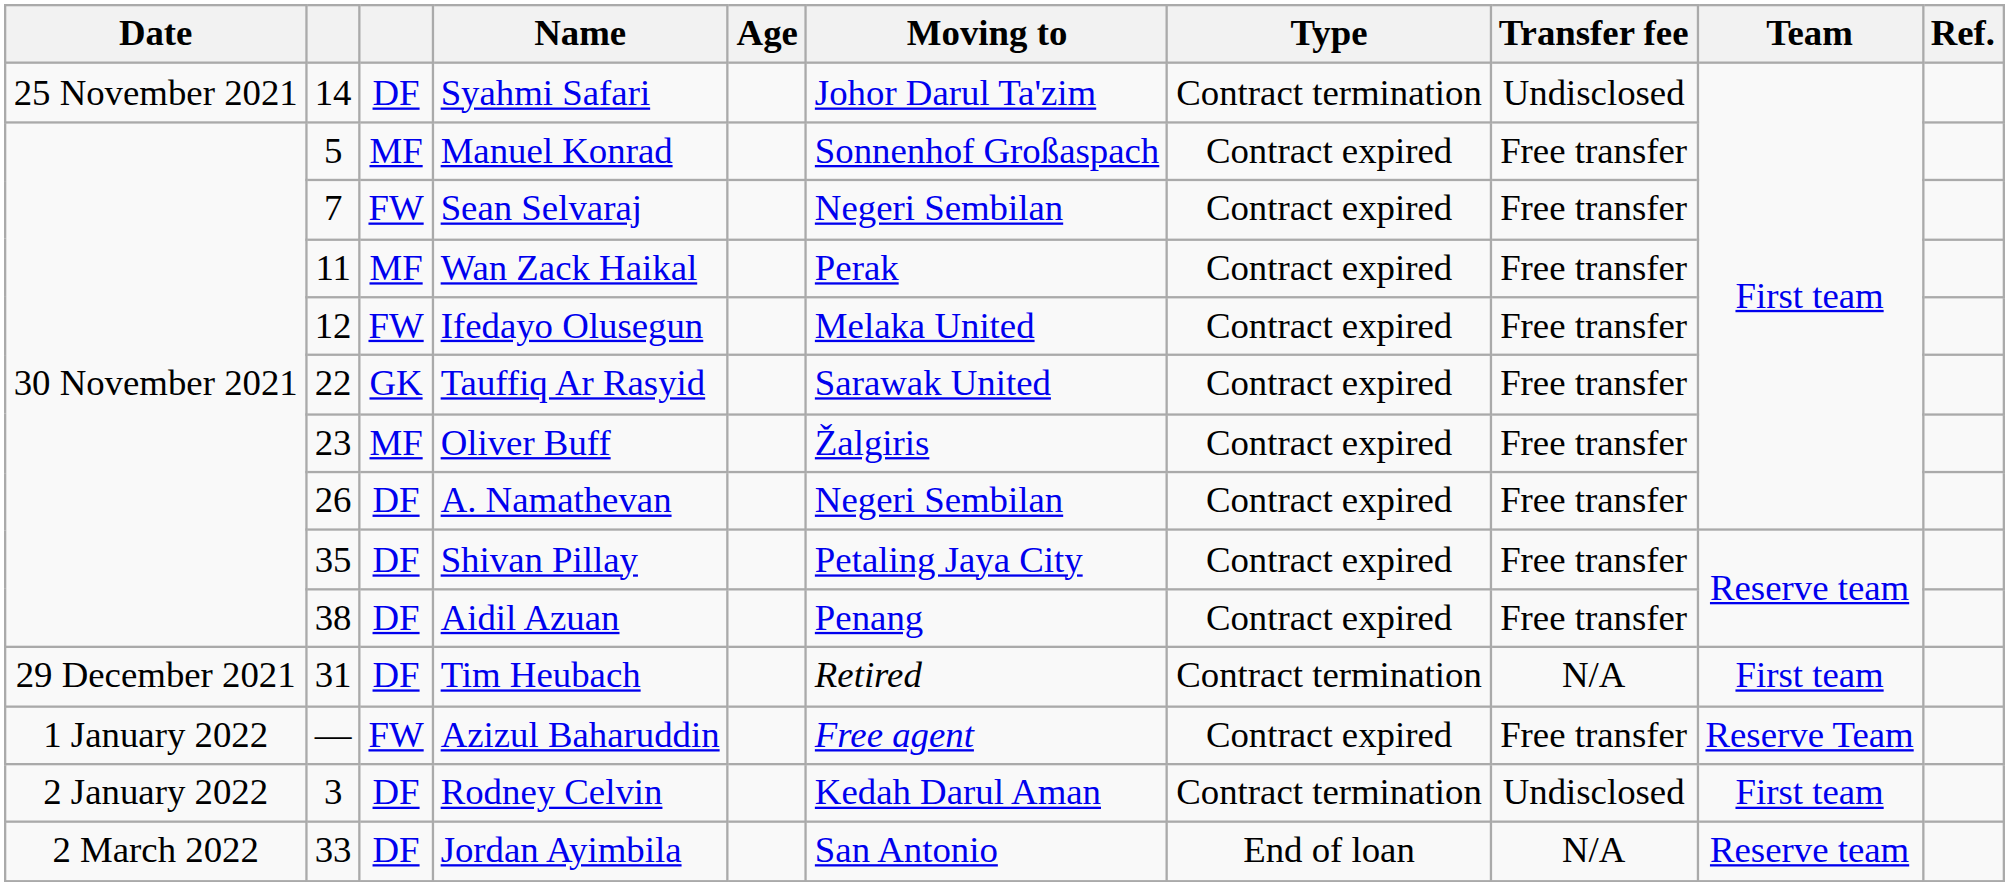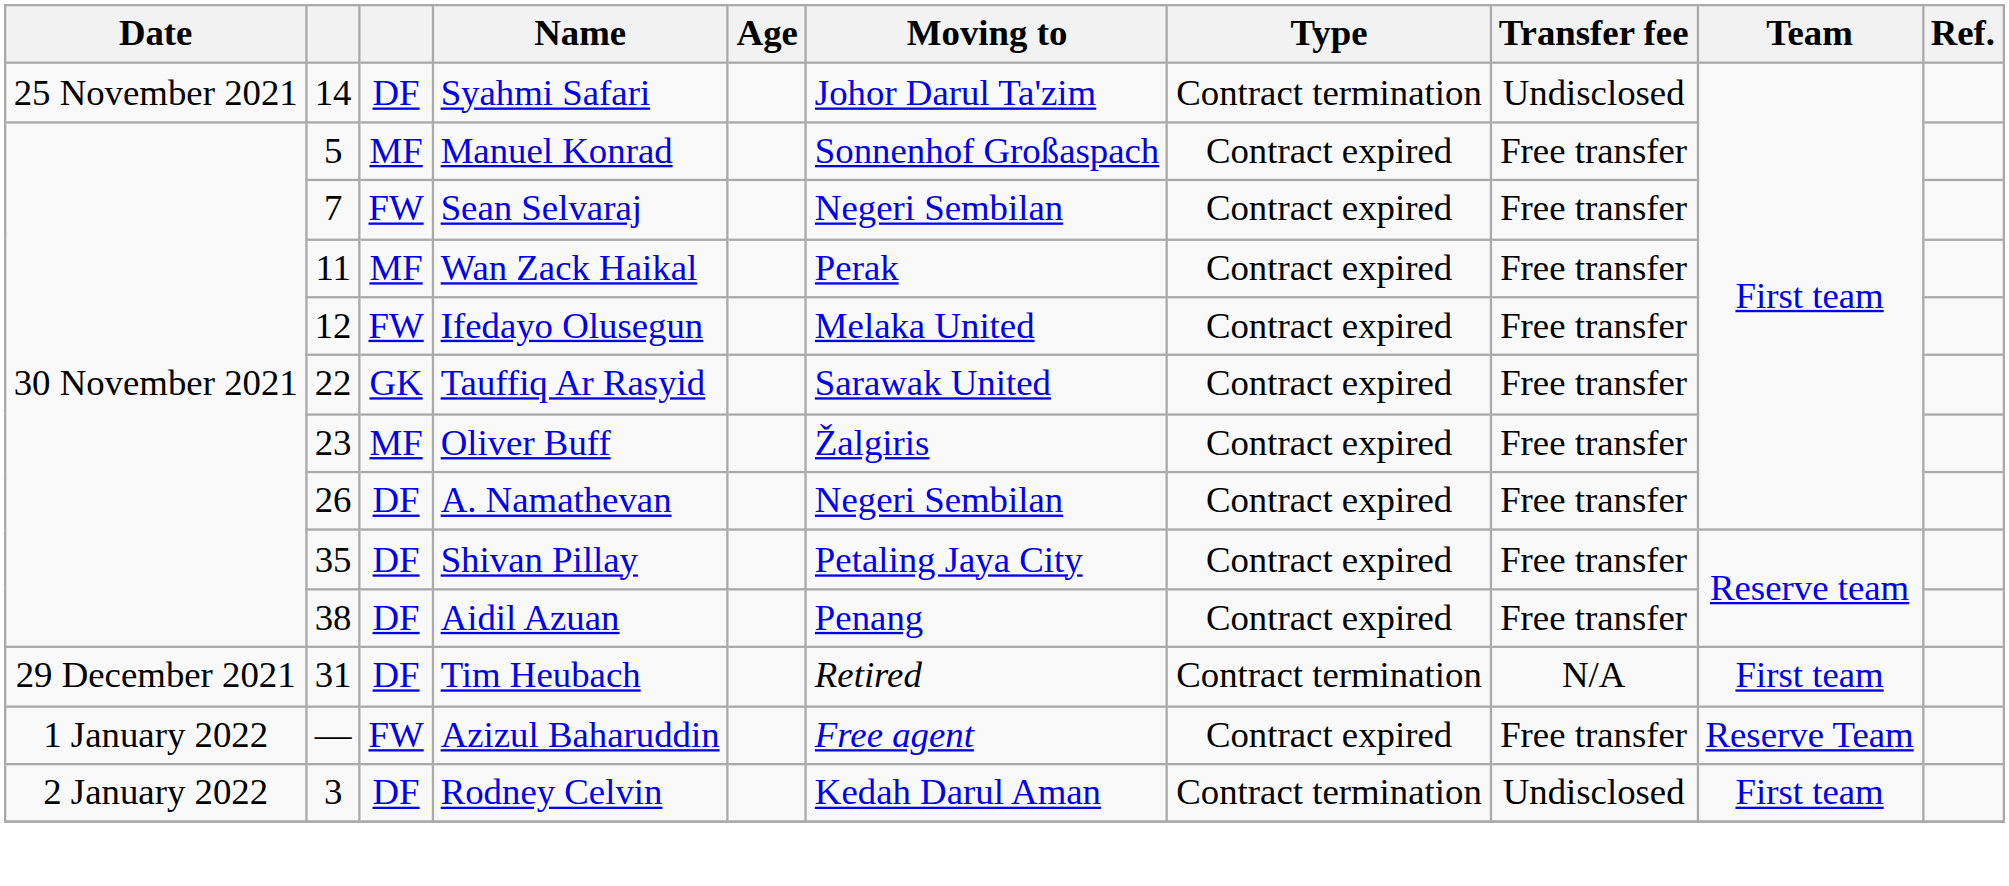- row: (561, 850)
